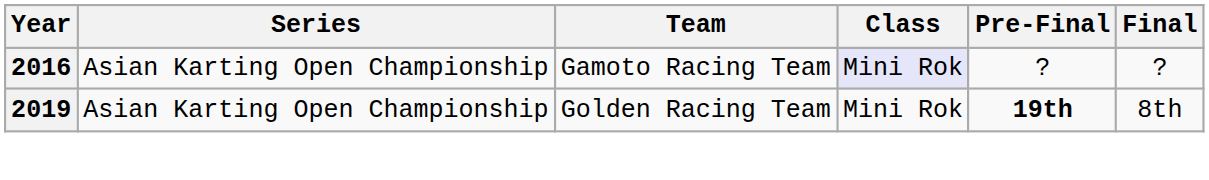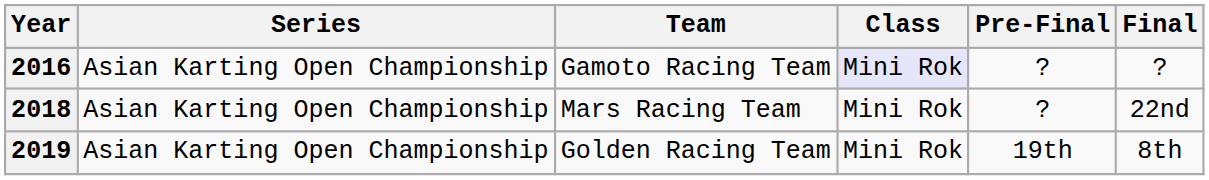+ row: (41, 110)
(1043, 110) bold -> (1043, 152) normal
